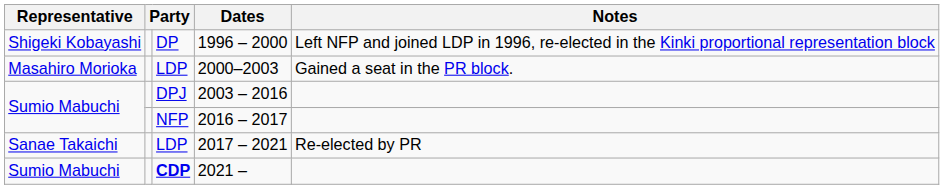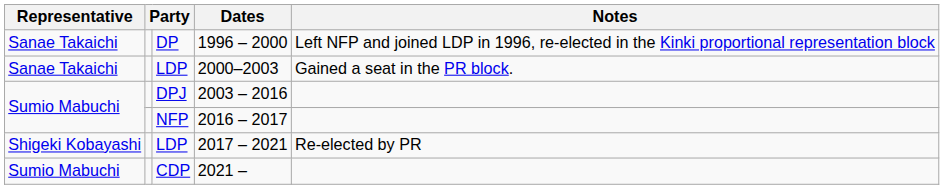(75, 42) Shigeki Kobayashi -> (63, 42) Sanae Takaichi
(72, 68) Masahiro Morioka -> (63, 68) Sanae Takaichi
(63, 145) Sanae Takaichi -> (75, 145) Shigeki Kobayashi
(173, 171) bold -> (173, 171) normal
